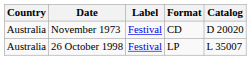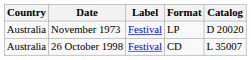(174, 30) CD -> (173, 30) LP
(173, 47) LP -> (174, 47) CD
